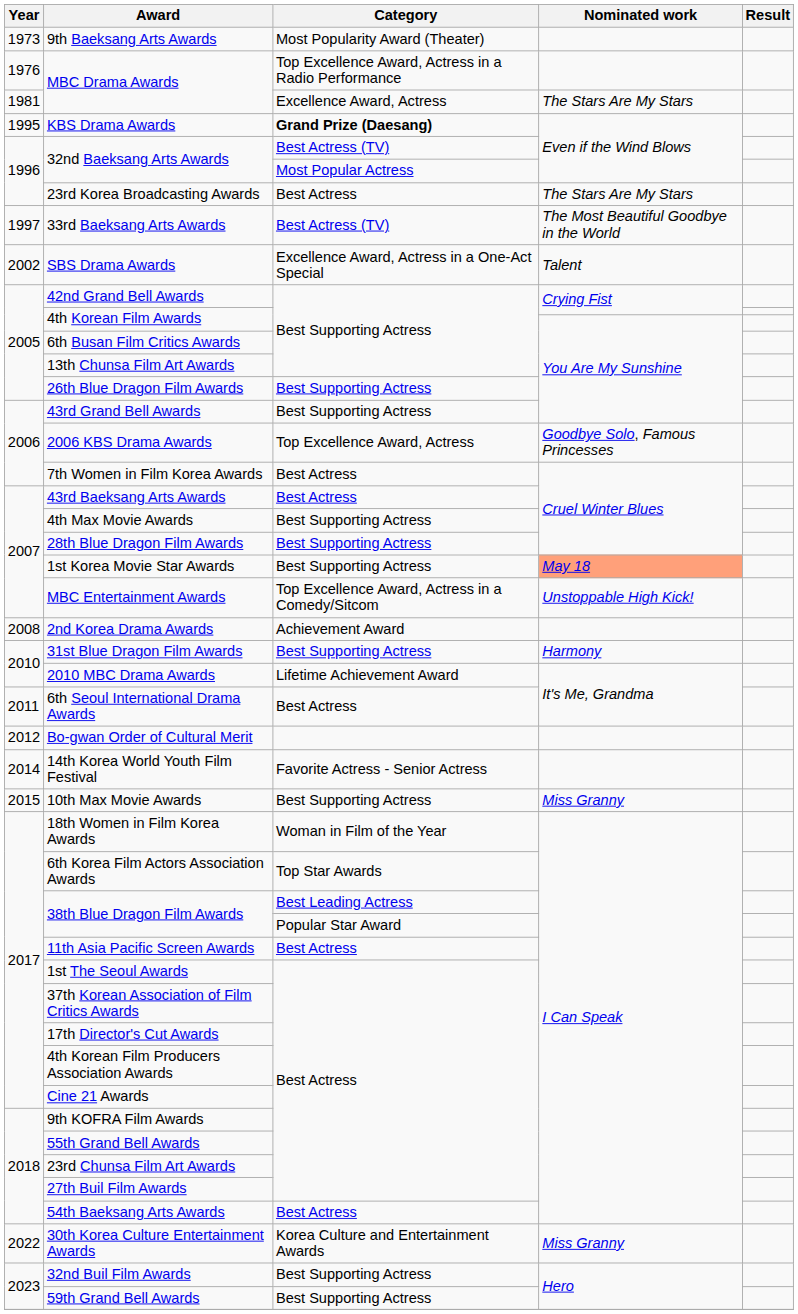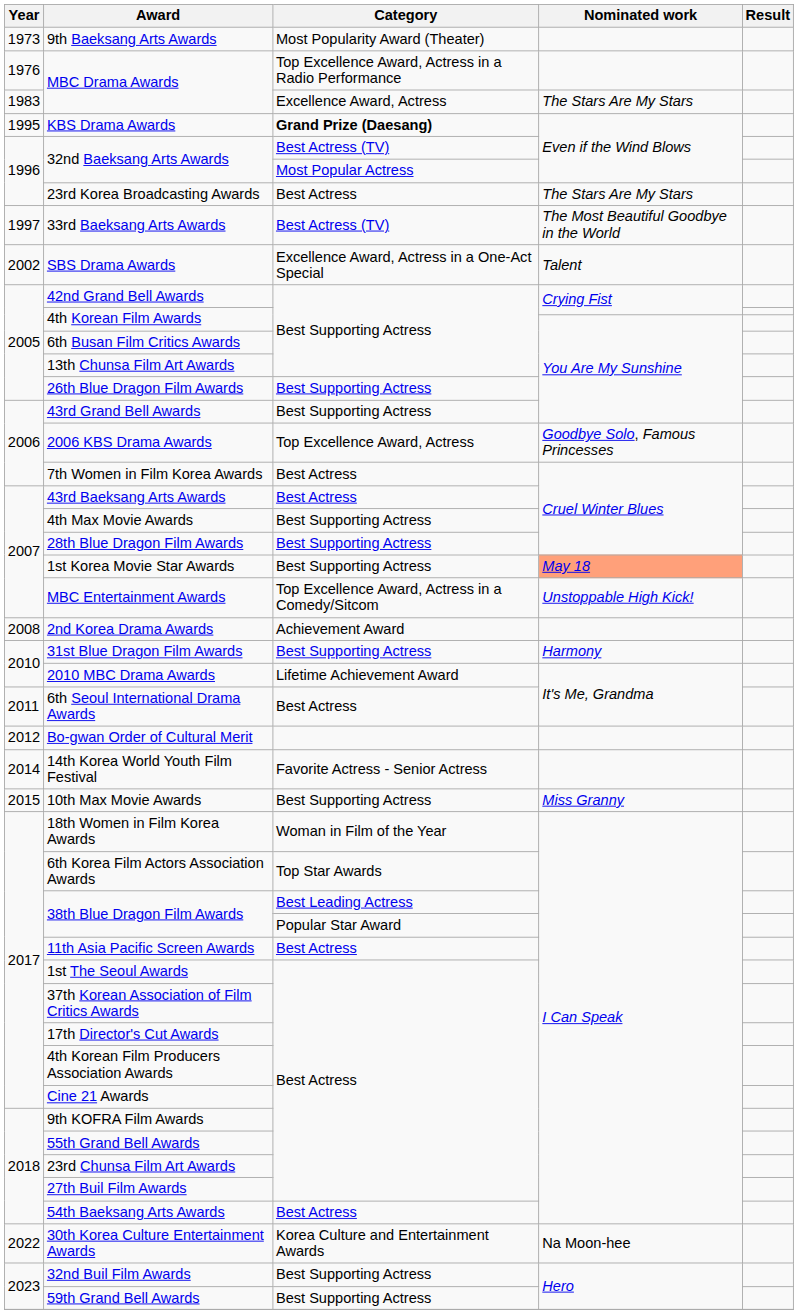(24, 101) 1981 -> (24, 101) 1983
(583, 1243) Miss Granny -> (586, 1243) Na Moon-hee
